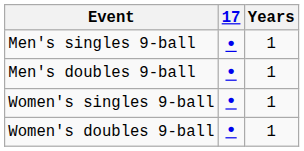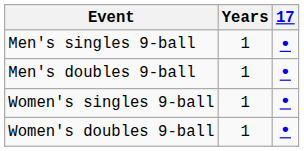columns swapped: (231, 17) <-> (271, 17)
